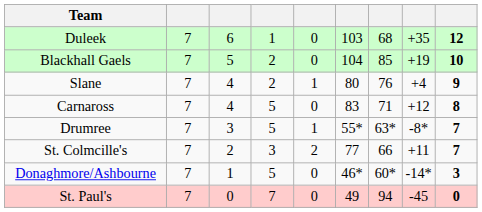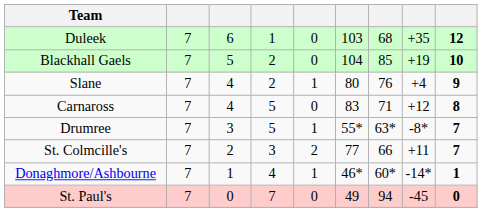(272, 173) 5 -> (272, 173) 4
(314, 173) 0 -> (314, 173) 1
(456, 173) 3 -> (456, 173) 1
